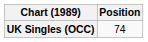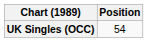(120, 29) 74 -> (120, 29) 54
